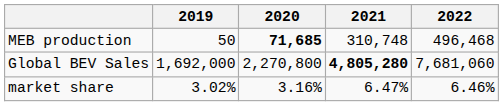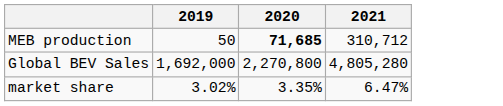- column: (455, 17)
(377, 40) 310,748 -> (377, 40) 310,712
(368, 64) bold -> (368, 64) normal
(300, 88) 3.16% -> (300, 88) 3.35%
